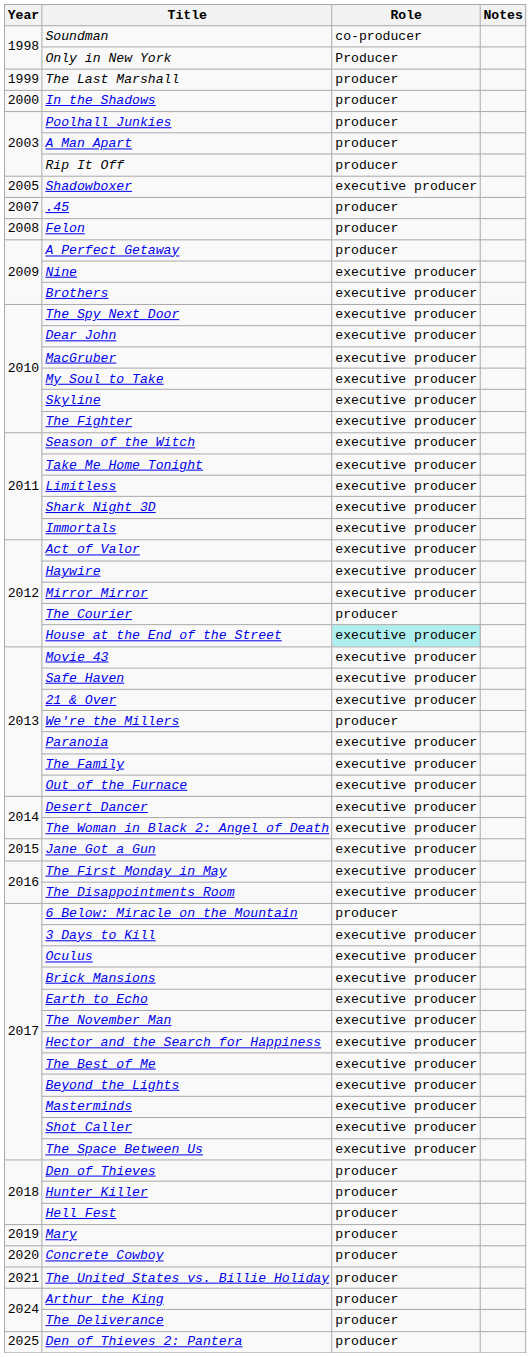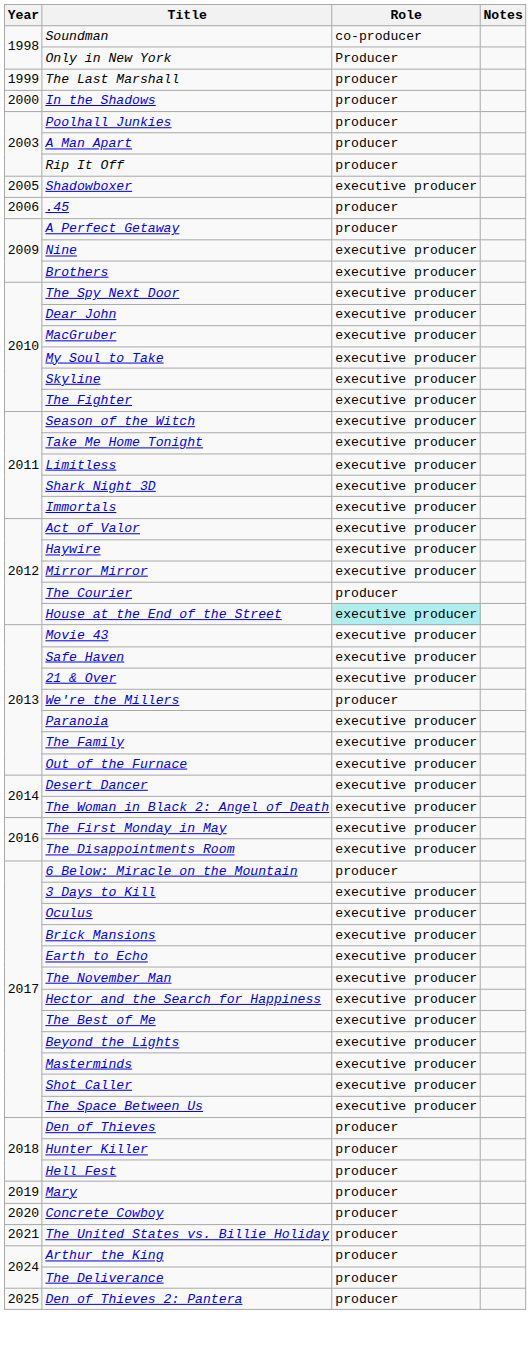(23, 208) 2007 -> (23, 208) 2006
- row: (65, 229)
- row: (101, 850)
